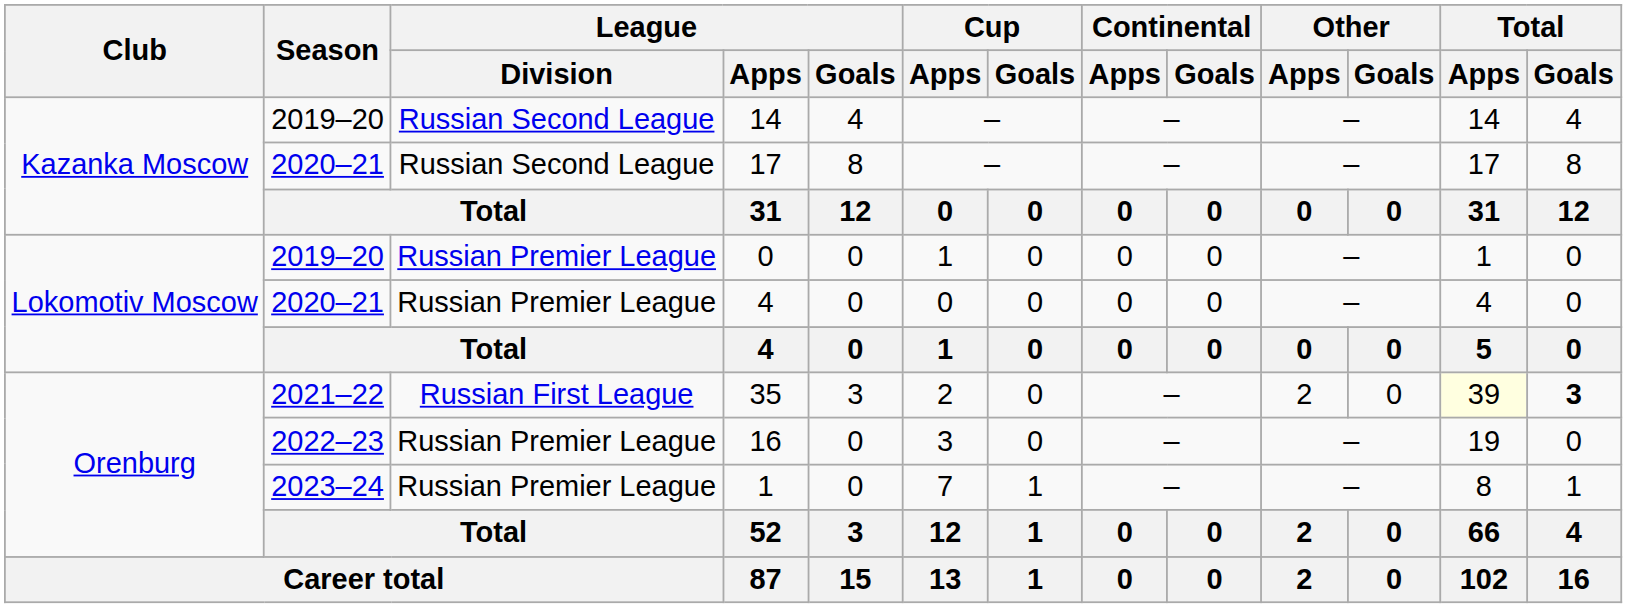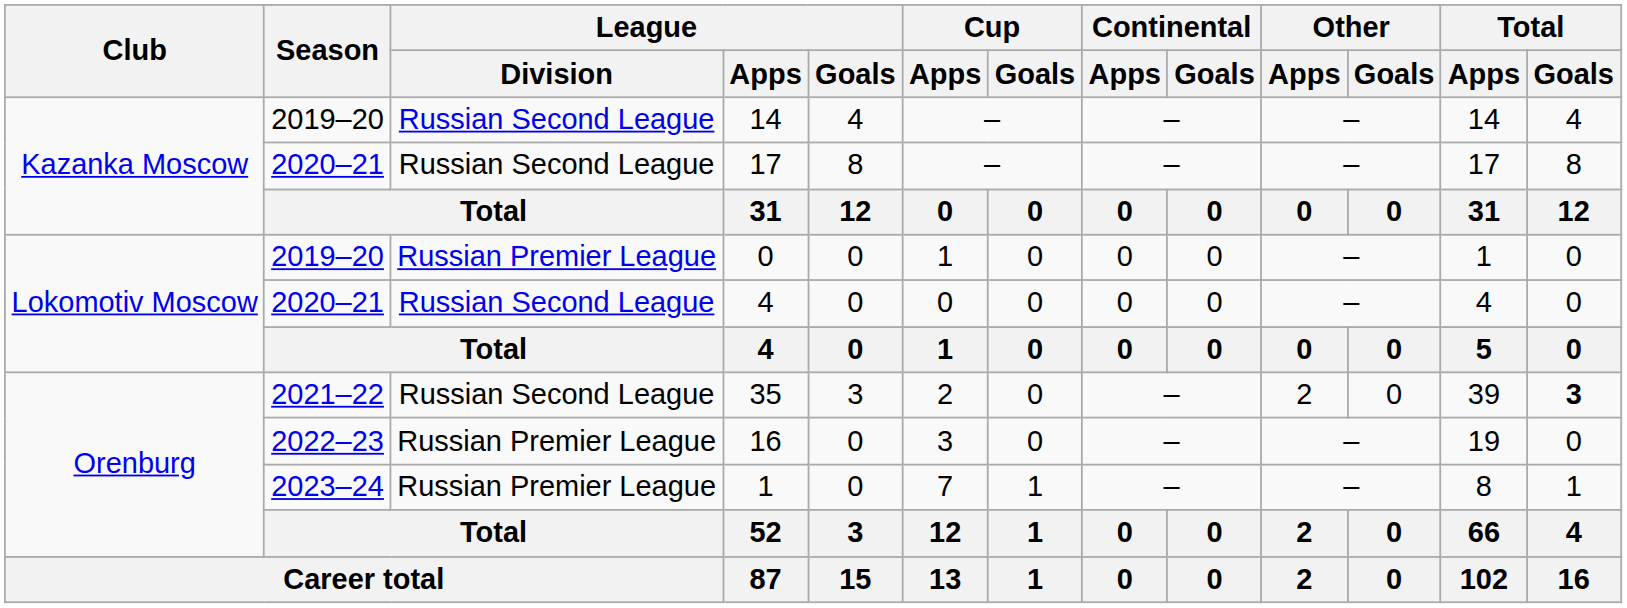(557, 303) Russian Premier League -> (557, 303) Russian Second League
(557, 394) Russian First League -> (557, 394) Russian Second League
(1484, 394) lightyellow background -> (1484, 394) no background
